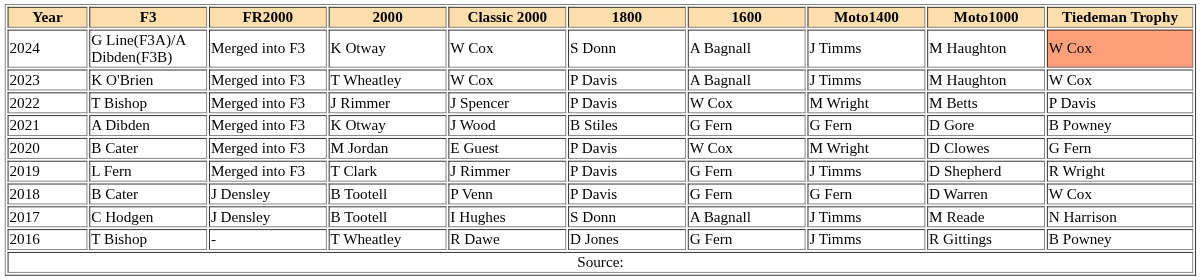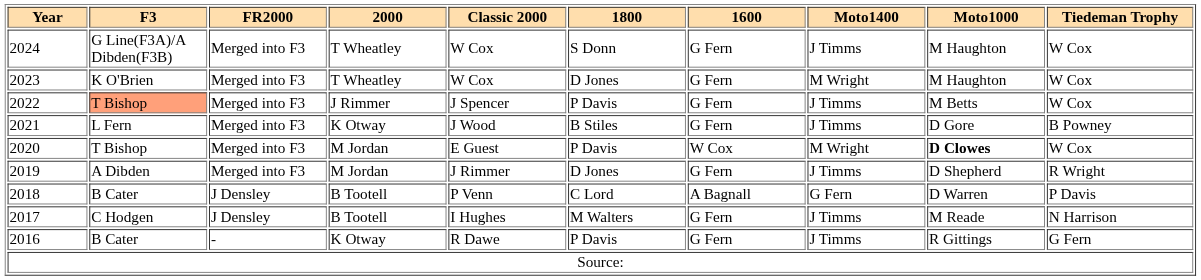(358, 48) K Otway -> (366, 48) T Wheatley
(720, 48) A Bagnall -> (711, 48) G Fern
(1070, 48) lightsalmon background -> (1070, 48) no background
(594, 80) P Davis -> (594, 80) D Jones
(720, 80) A Bagnall -> (711, 80) G Fern
(835, 80) J Timms -> (839, 80) M Wright
(119, 102) no background -> (119, 102) lightsalmon background
(711, 102) W Cox -> (711, 102) G Fern
(839, 102) M Wright -> (835, 102) J Timms
(1072, 102) P Davis -> (1070, 102) W Cox
(121, 125) A Dibden -> (111, 125) L Fern
(831, 125) G Fern -> (835, 125) J Timms
(115, 148) B Cater -> (119, 148) T Bishop
(959, 148) normal -> (960, 148) bold
(1070, 148) G Fern -> (1070, 148) W Cox
(111, 171) L Fern -> (121, 171) A Dibden
(354, 171) T Clark -> (360, 171) M Jordan
(594, 171) P Davis -> (594, 171) D Jones
(594, 194) P Davis -> (592, 194) C Lord
(711, 194) G Fern -> (720, 194) A Bagnall
(1070, 194) W Cox -> (1072, 194) P Davis
(593, 216) S Donn -> (602, 216) M Walters
(720, 216) A Bagnall -> (711, 216) G Fern
(119, 239) T Bishop -> (115, 239) B Cater
(366, 239) T Wheatley -> (358, 239) K Otway
(594, 239) D Jones -> (594, 239) P Davis
(1080, 239) B Powney -> (1070, 239) G Fern
